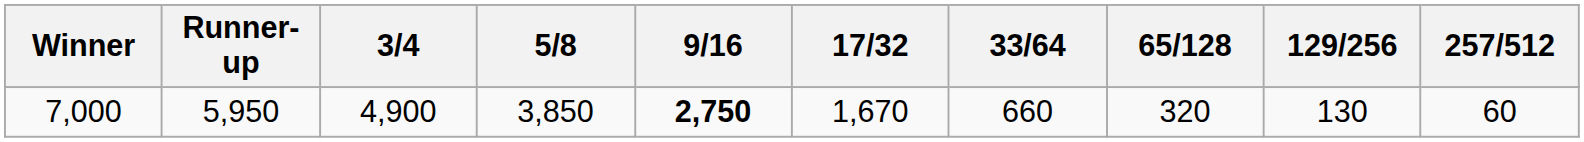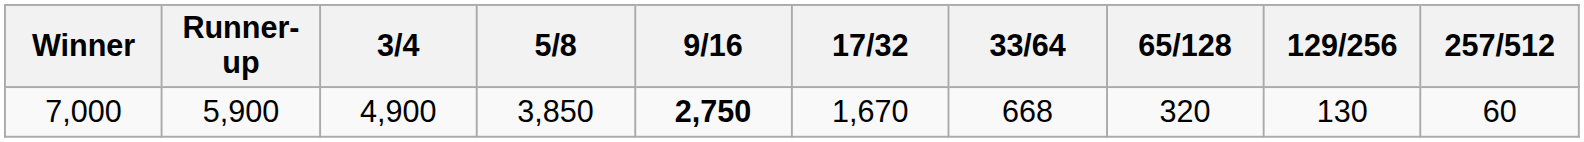(241, 111) 5,950 -> (241, 111) 5,900
(1028, 111) 660 -> (1028, 111) 668
